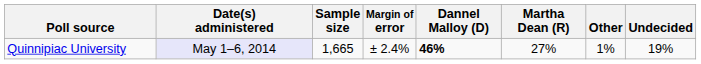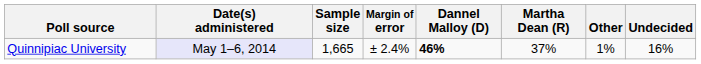(544, 48) 27% -> (544, 48) 37%
(661, 48) 19% -> (661, 48) 16%
